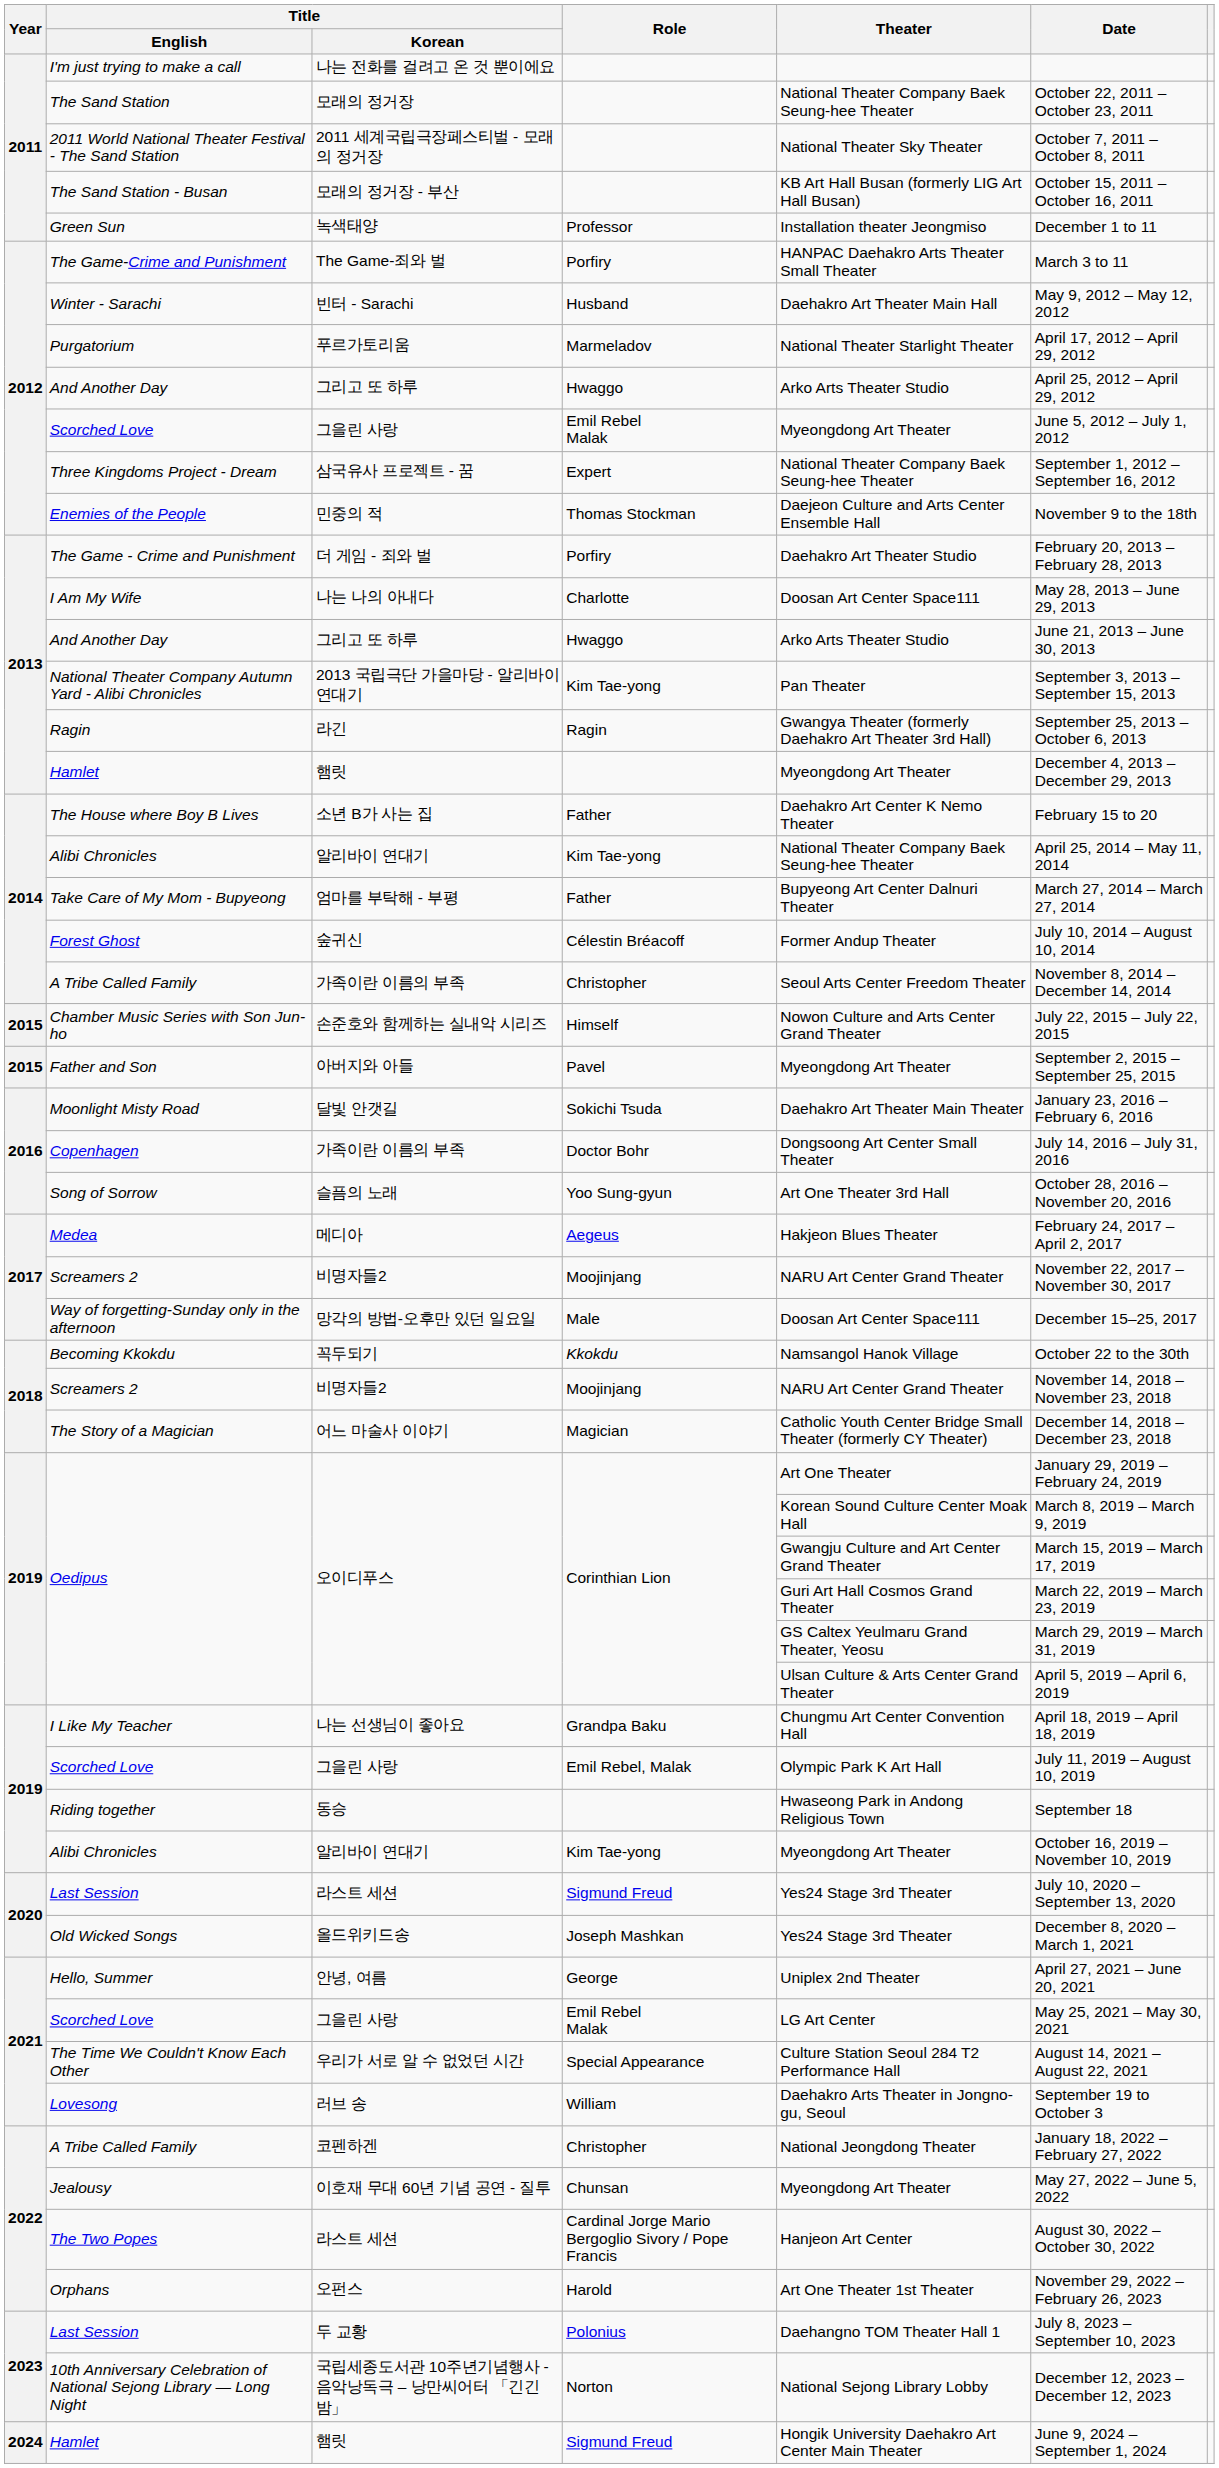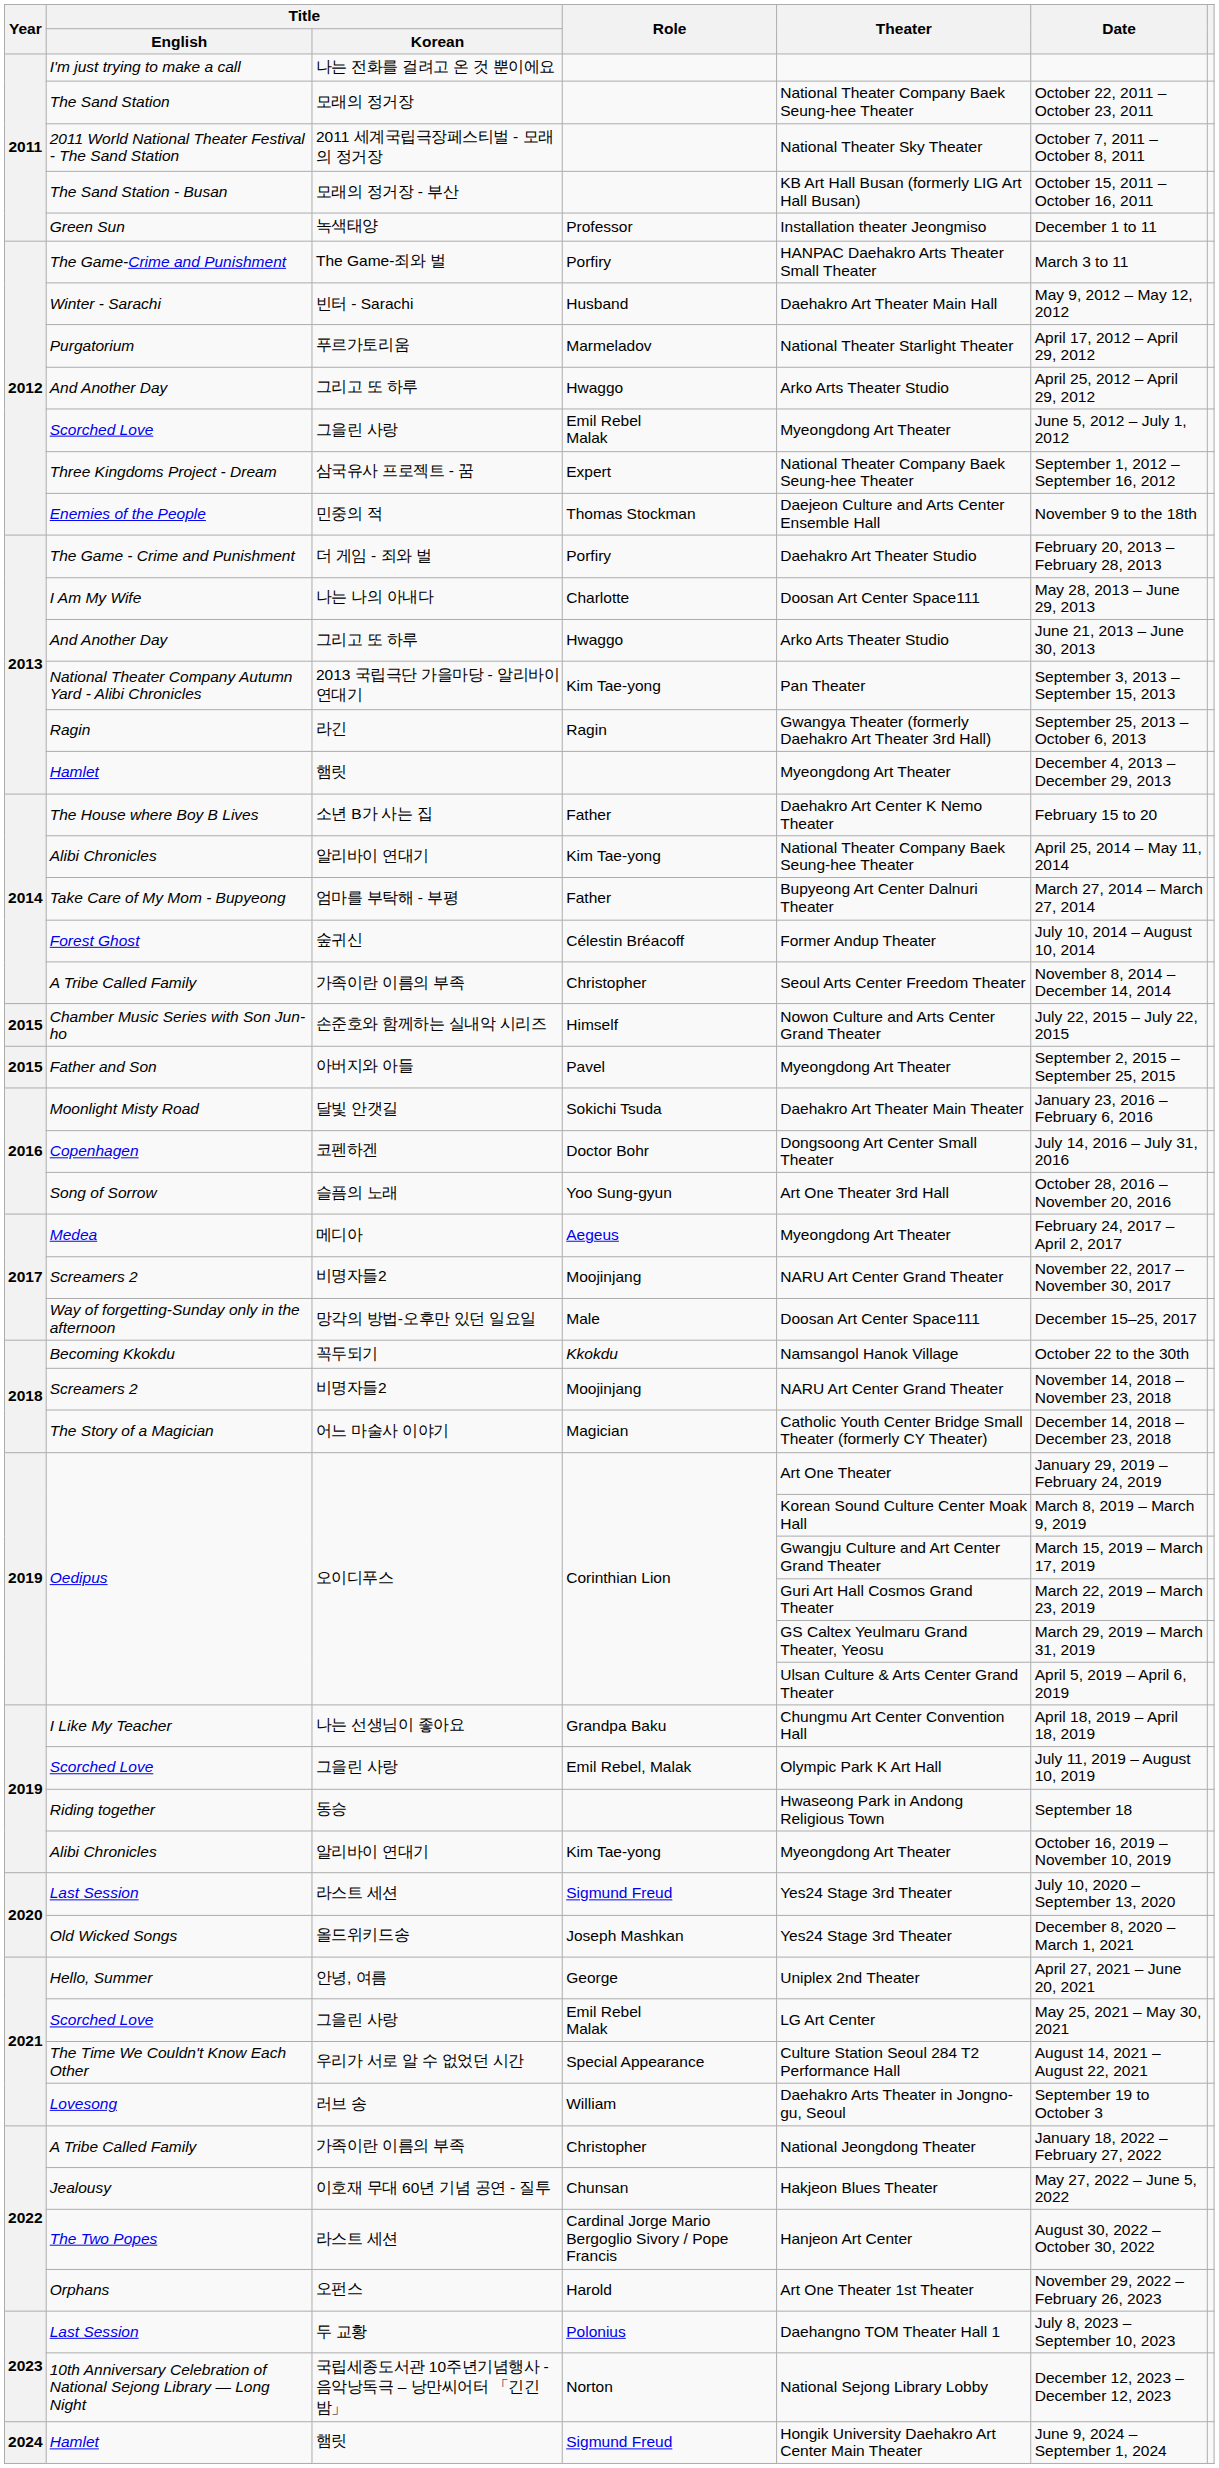(390, 1150) 가족이란 이름의 부족 -> (347, 1150) 코펜하겐
(859, 1235) Hakjeon Blues Theater -> (865, 1235) Myeongdong Art Theater
(347, 2145) 코펜하겐 -> (390, 2145) 가족이란 이름의 부족
(865, 2188) Myeongdong Art Theater -> (859, 2188) Hakjeon Blues Theater
